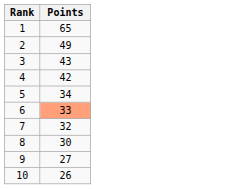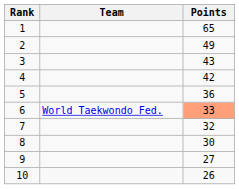+ column: (112, 13)
(65, 94) 34 -> (209, 94) 36
